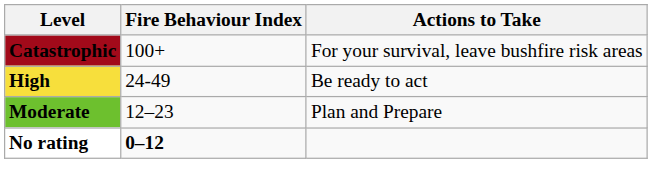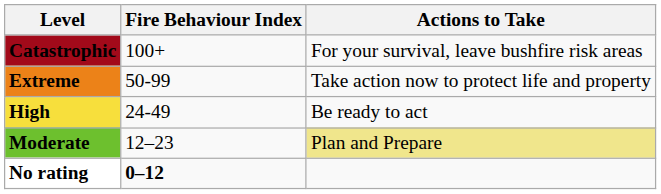+ row: (44, 81)
(376, 111) no background -> (376, 142) khaki background
